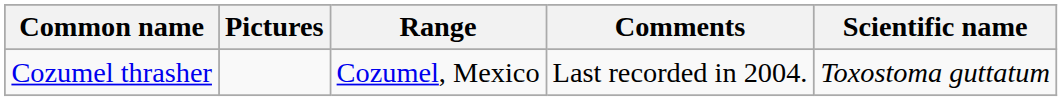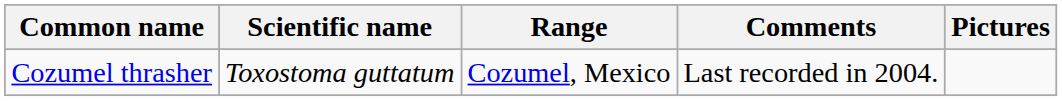columns swapped: (935, 26) <-> (274, 26)
